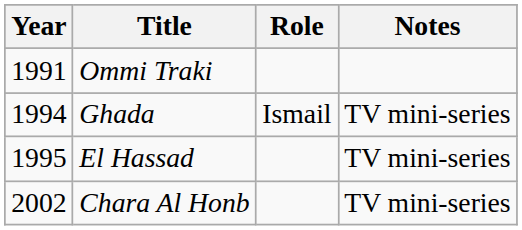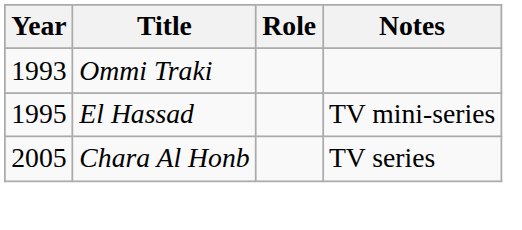(39, 70) 1991 -> (39, 70) 1993
- row: (117, 114)
(39, 202) 2002 -> (39, 158) 2005
(427, 202) TV mini-series -> (382, 158) TV series
